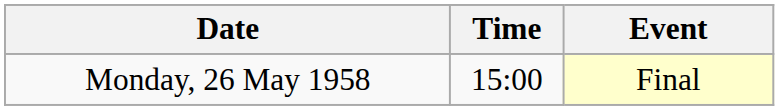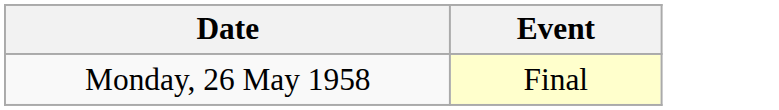- column: (507, 29)
